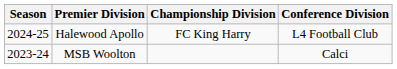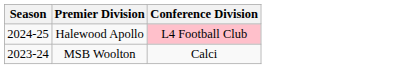- column: (213, 14)
(335, 34) no background -> (204, 34) pink background
